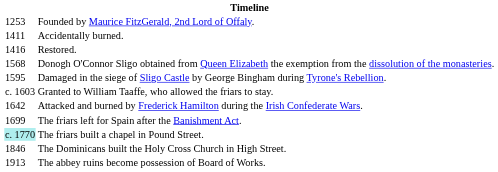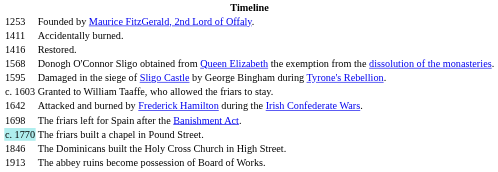(15, 120) 1699 -> (15, 120) 1698
